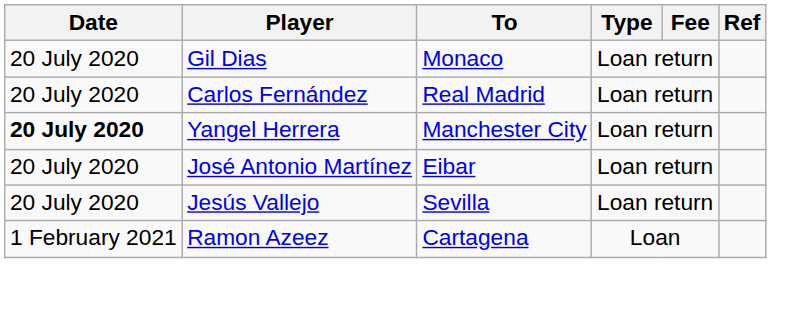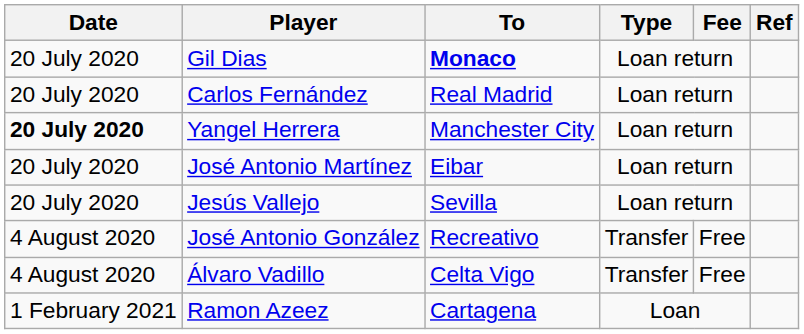(463, 58) normal -> (473, 58) bold
+ row: (303, 238)
+ row: (256, 274)
